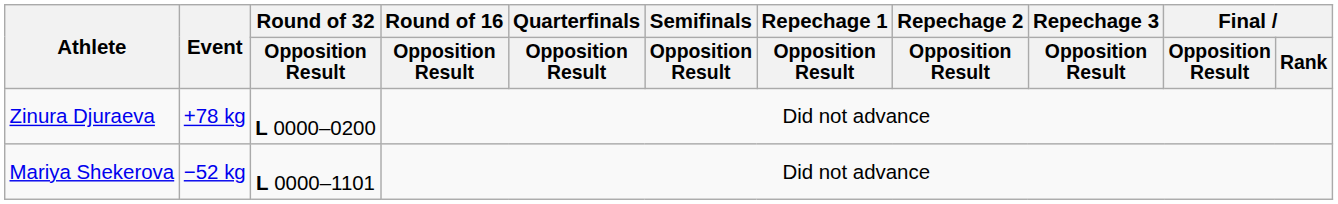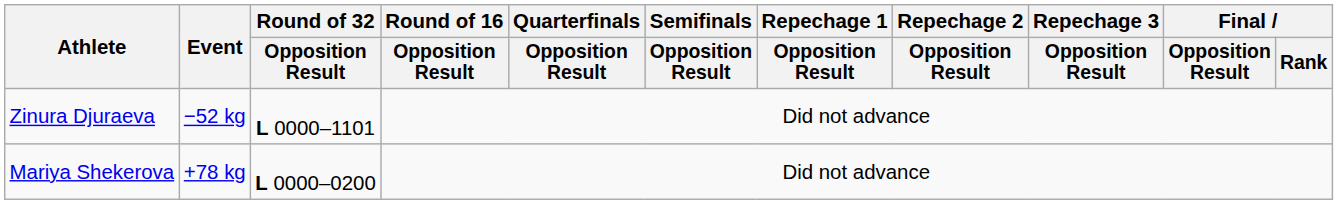(215, 117) +78 kg -> (215, 117) −52 kg
(316, 128) L 0000–0200 -> (316, 128) L 0000–1101
(215, 172) −52 kg -> (215, 172) +78 kg
(316, 183) L 0000–1101 -> (316, 183) L 0000–0200
